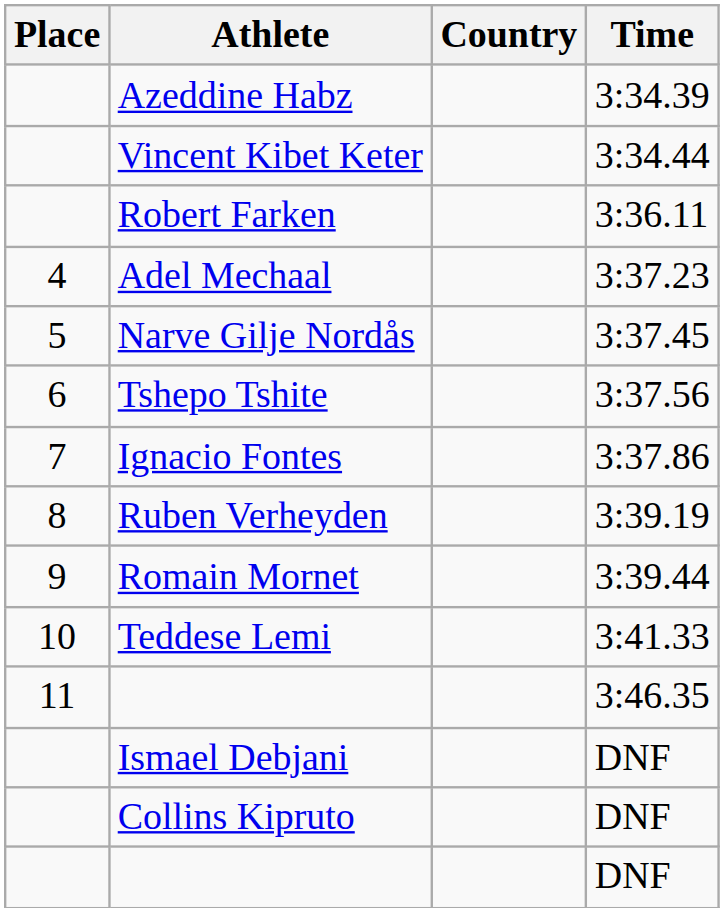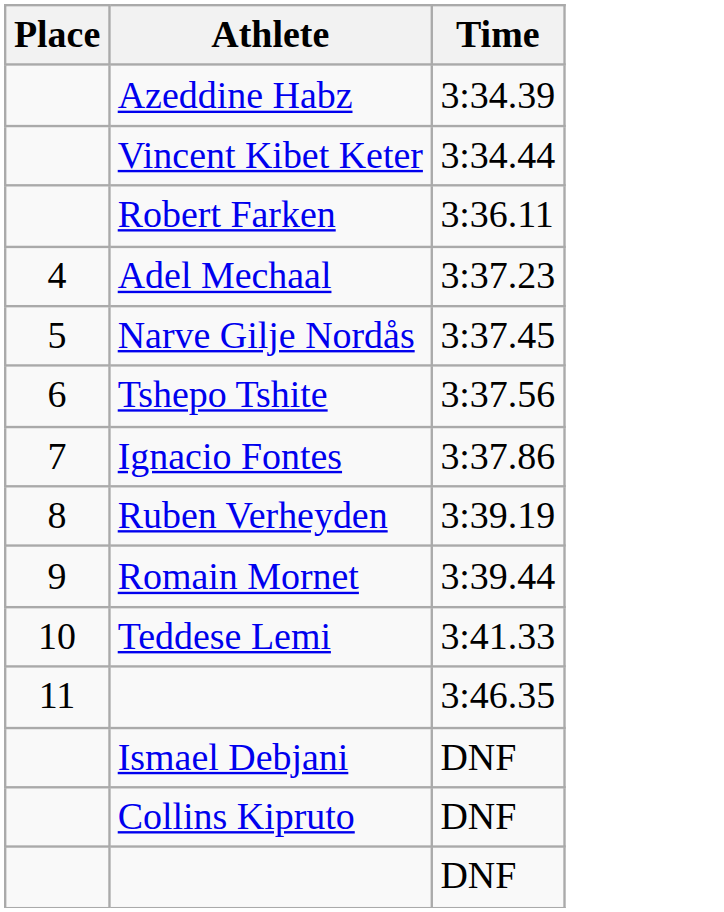- column: (509, 34)
